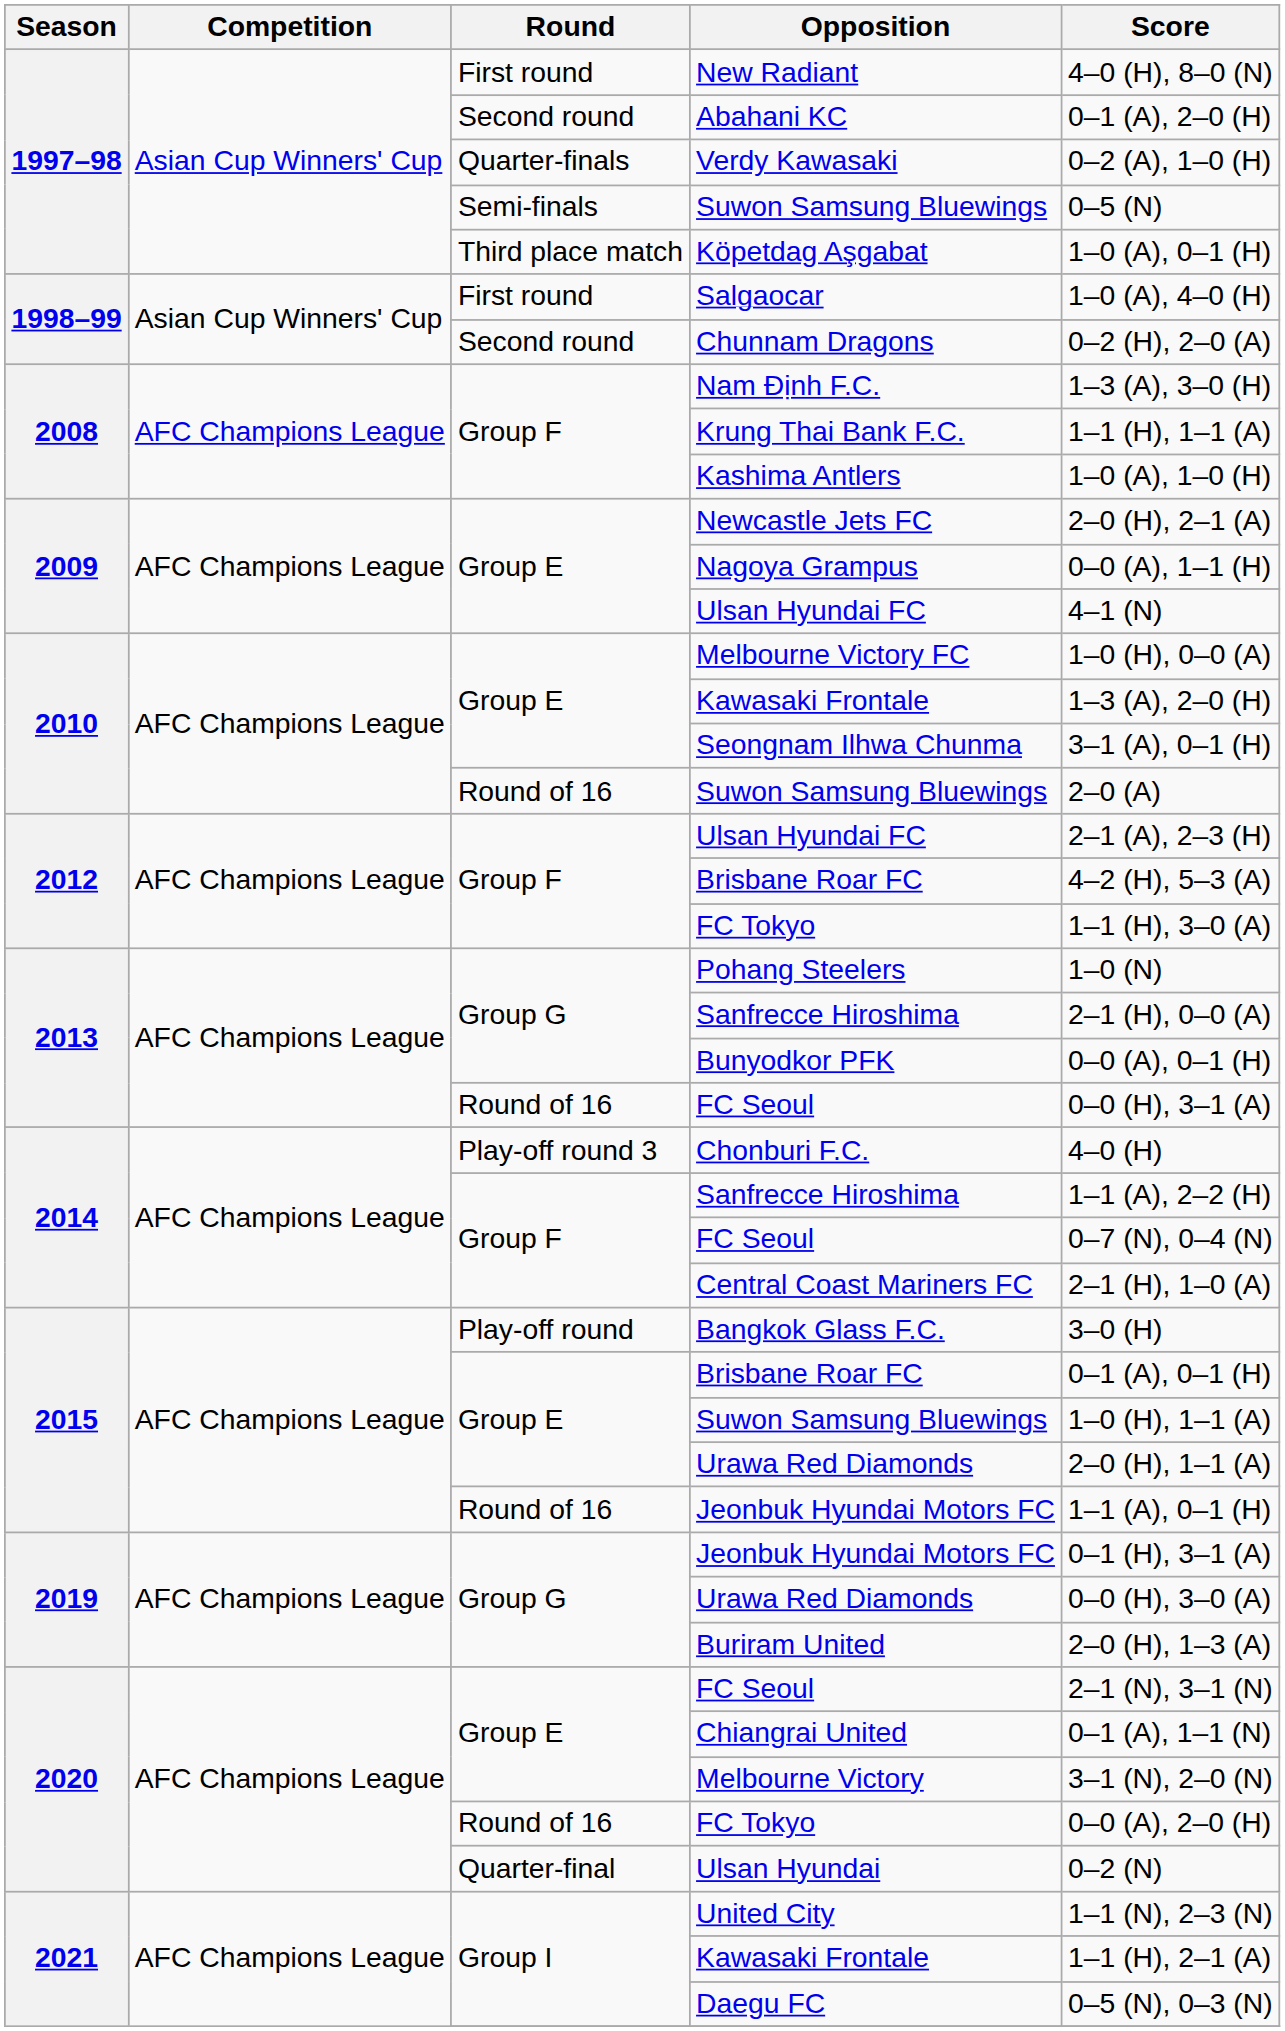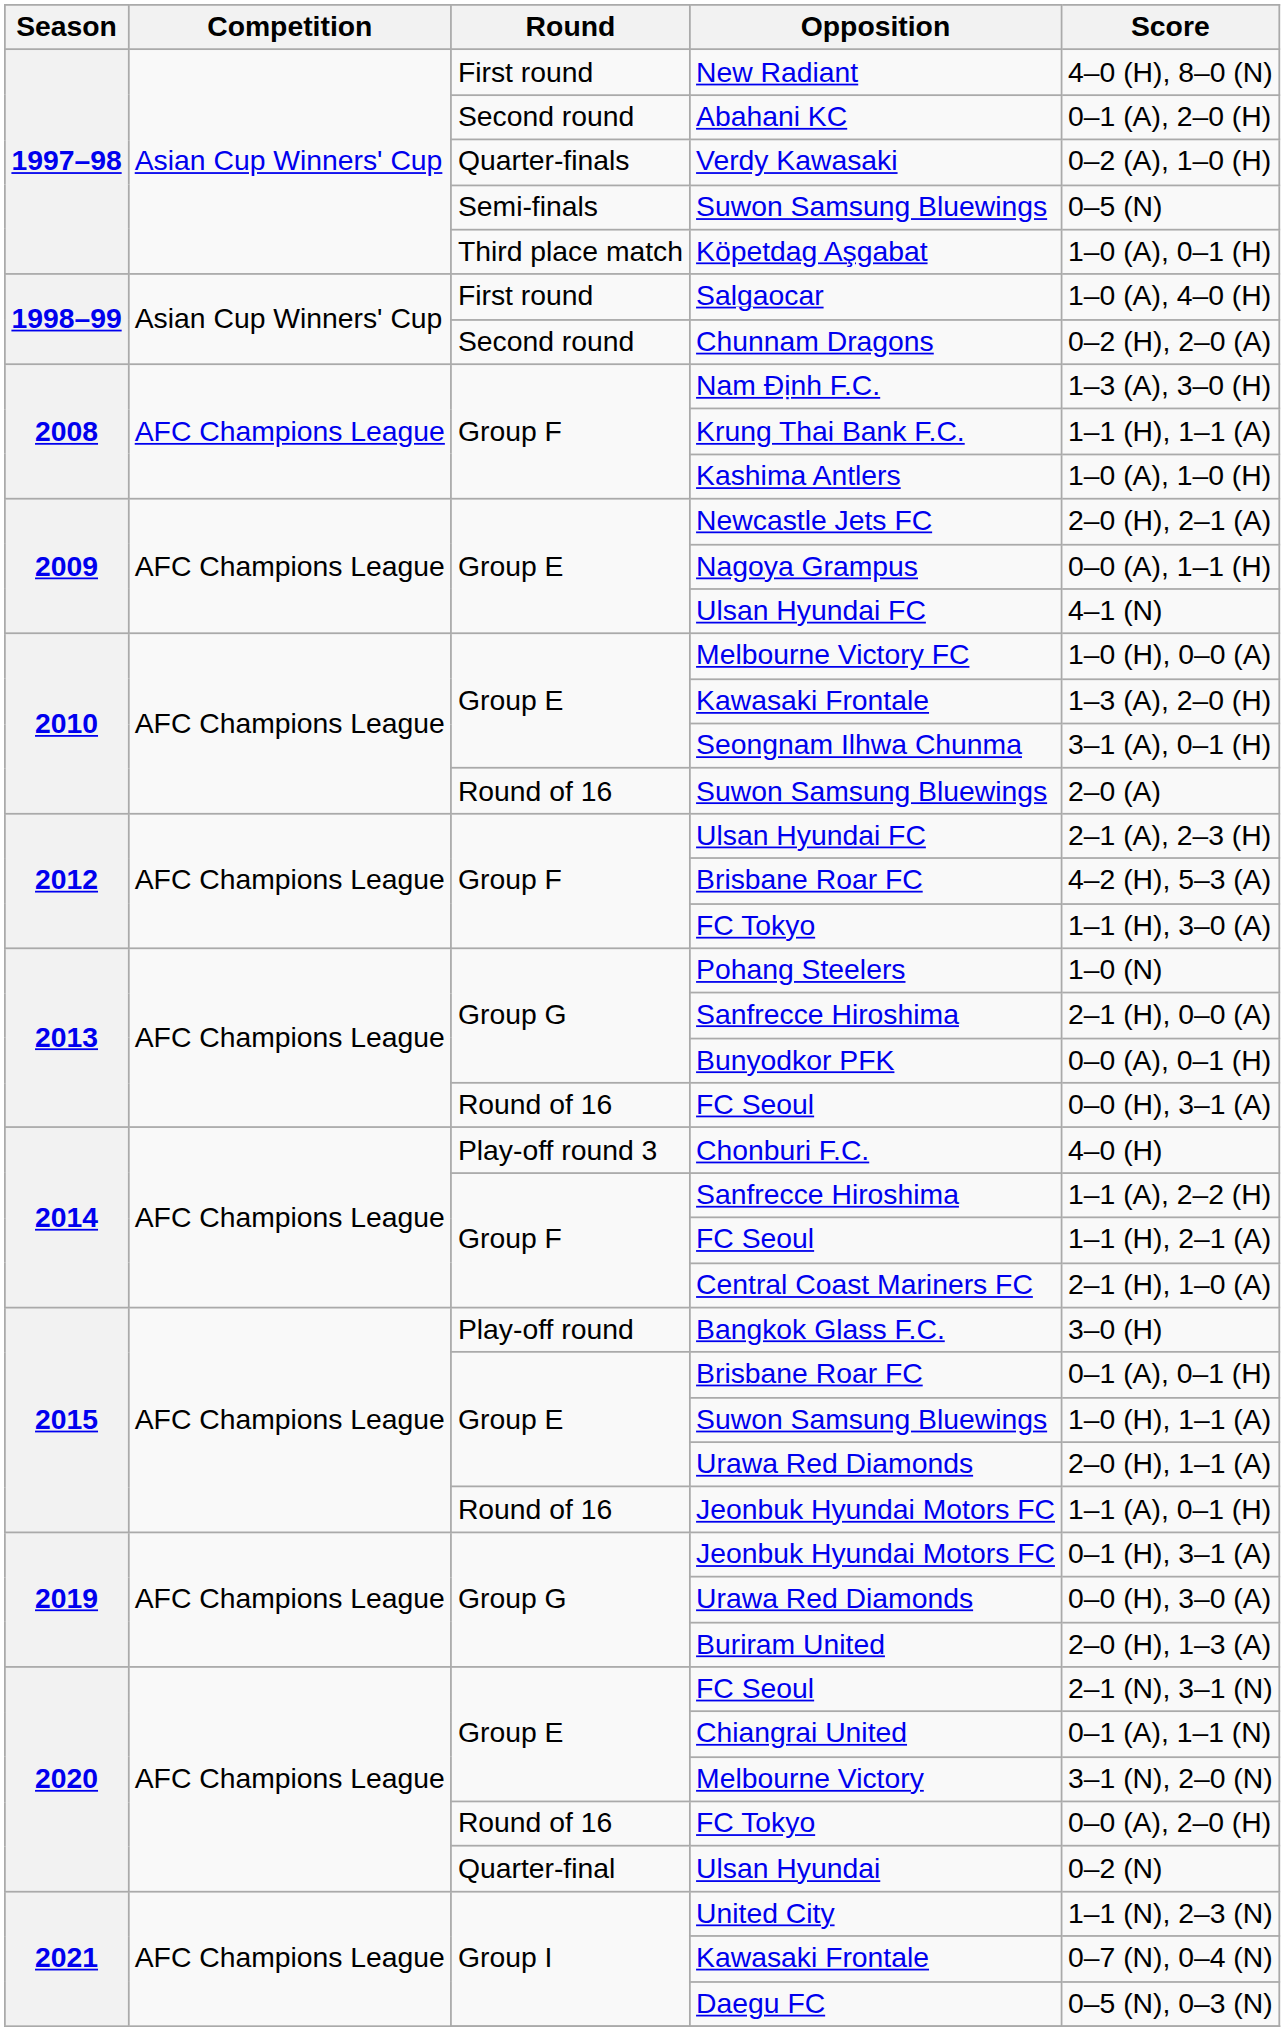(1170, 1239) 0–7 (N), 0–4 (N) -> (1170, 1239) 1–1 (H), 2–1 (A)
(1170, 1958) 1–1 (H), 2–1 (A) -> (1170, 1958) 0–7 (N), 0–4 (N)
